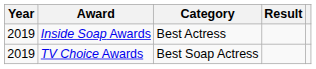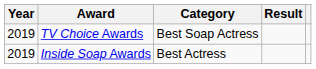rows swapped: (92, 53) <-> (96, 34)
